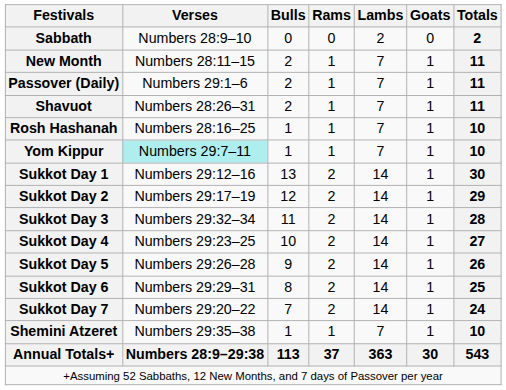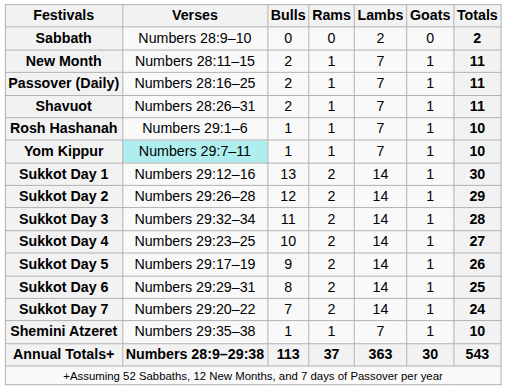(195, 83) Numbers 29:1–6 -> (195, 83) Numbers 28:16–25
(195, 128) Numbers 28:16–25 -> (195, 128) Numbers 29:1–6
(195, 196) Numbers 29:17–19 -> (195, 196) Numbers 29:26–28
(195, 264) Numbers 29:26–28 -> (195, 264) Numbers 29:17–19
